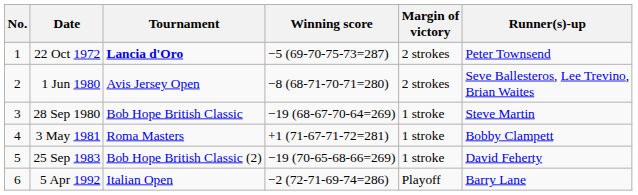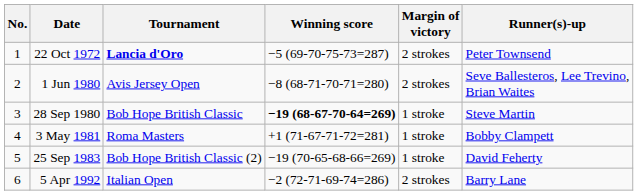(332, 113) normal -> (332, 113) bold
(421, 179) Playoff -> (426, 179) 2 strokes
